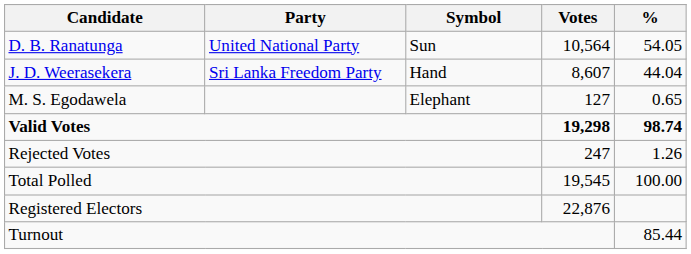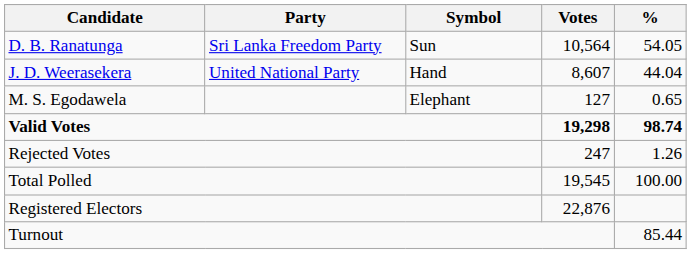(284, 45) United National Party -> (295, 45) Sri Lanka Freedom Party
(295, 72) Sri Lanka Freedom Party -> (284, 72) United National Party
